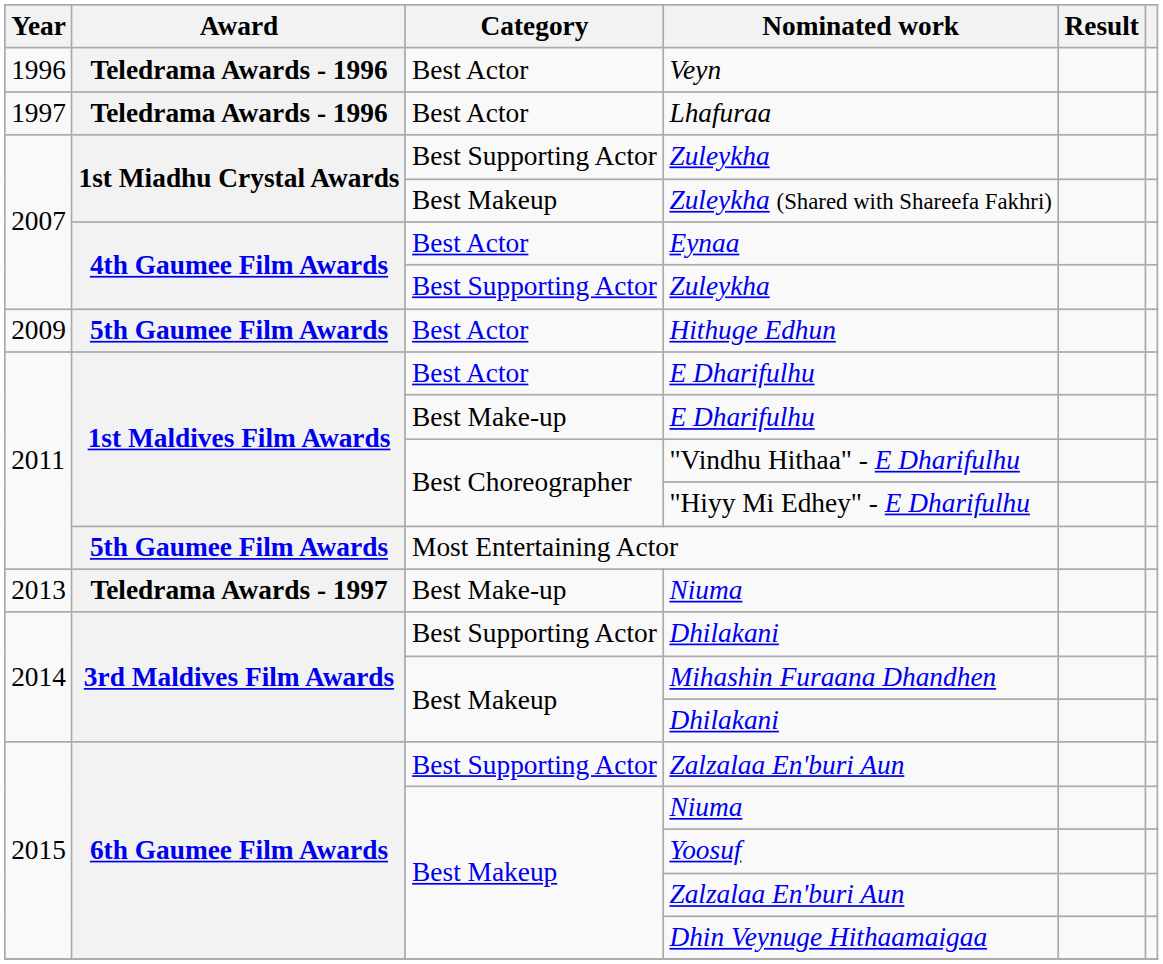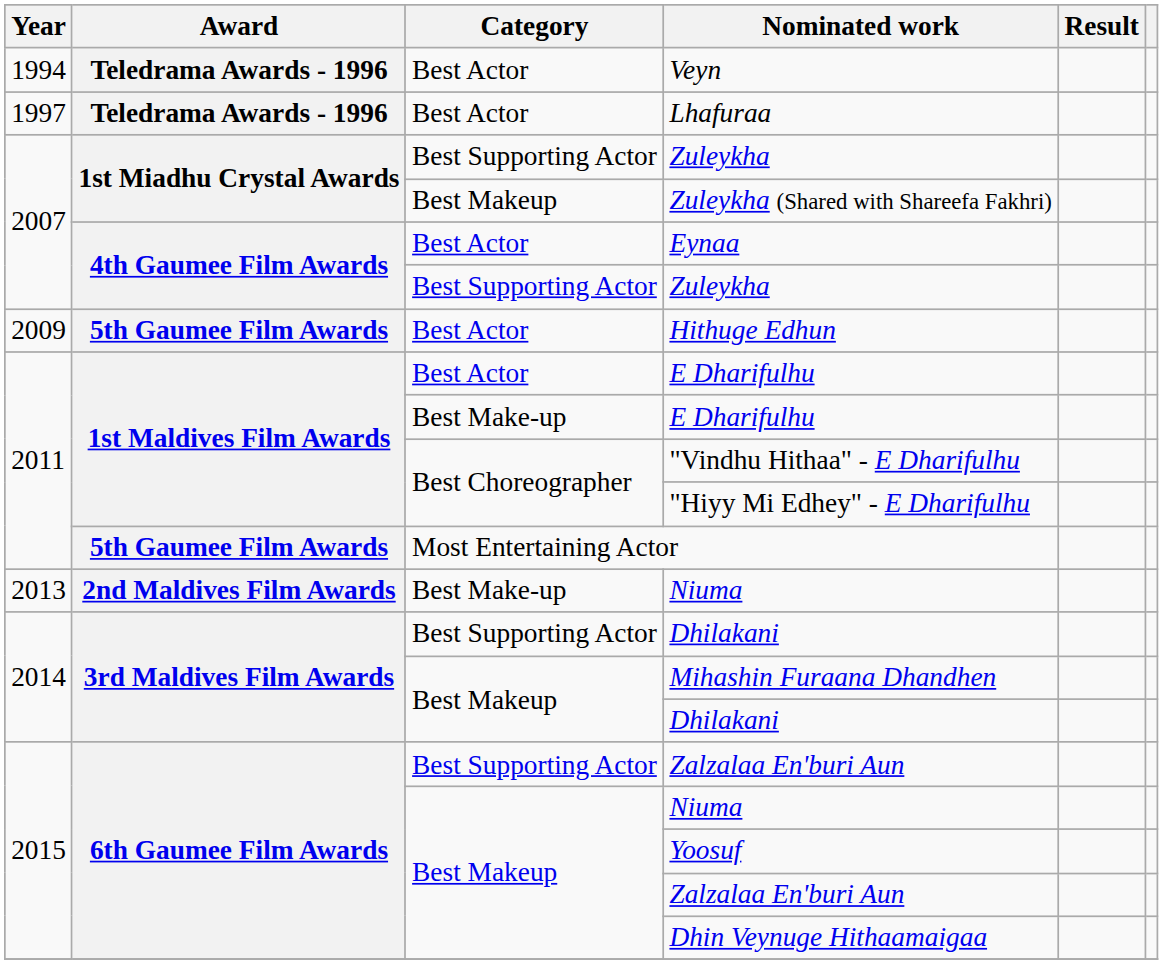(39, 69) 1996 -> (39, 69) 1994
(239, 590) Teledrama Awards - 1997 -> (239, 590) 2nd Maldives Film Awards
